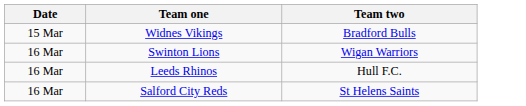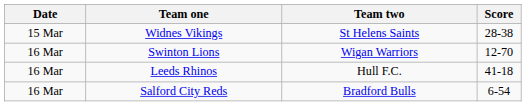+ column: (499, 14)
(379, 33) Bradford Bulls -> (379, 33) St Helens Saints
(379, 91) St Helens Saints -> (379, 91) Bradford Bulls
